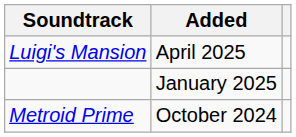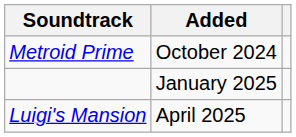rows swapped: (71, 115) <-> (78, 52)
